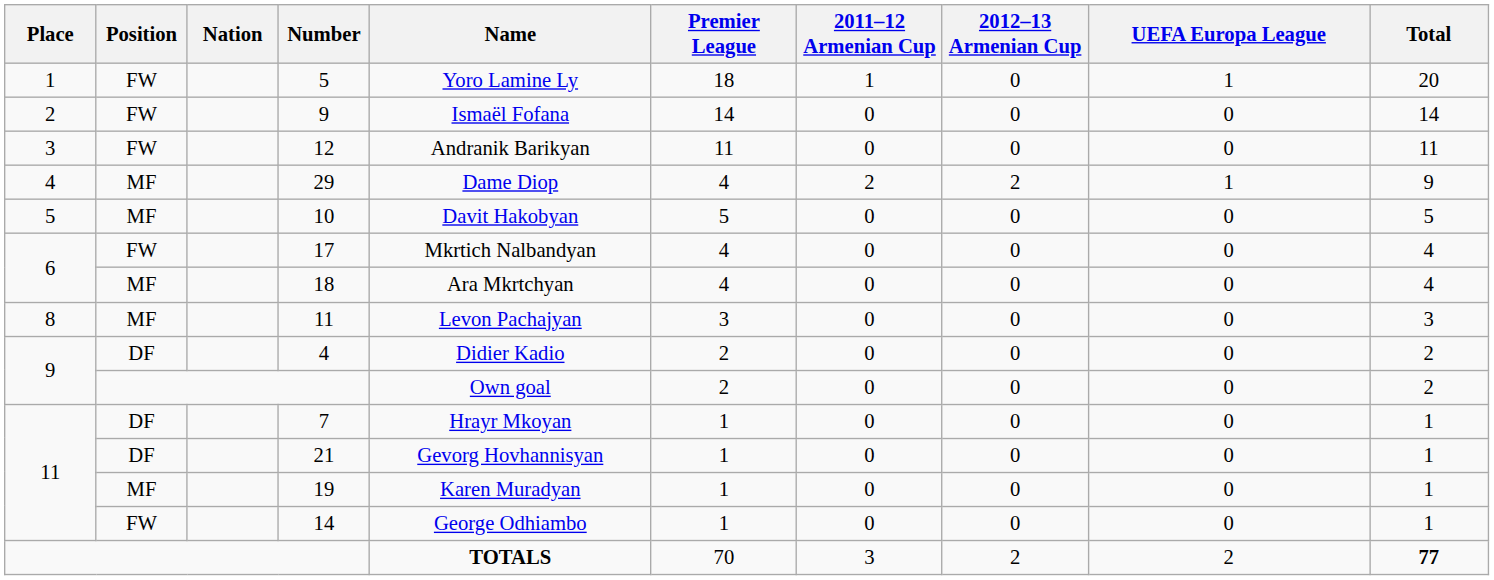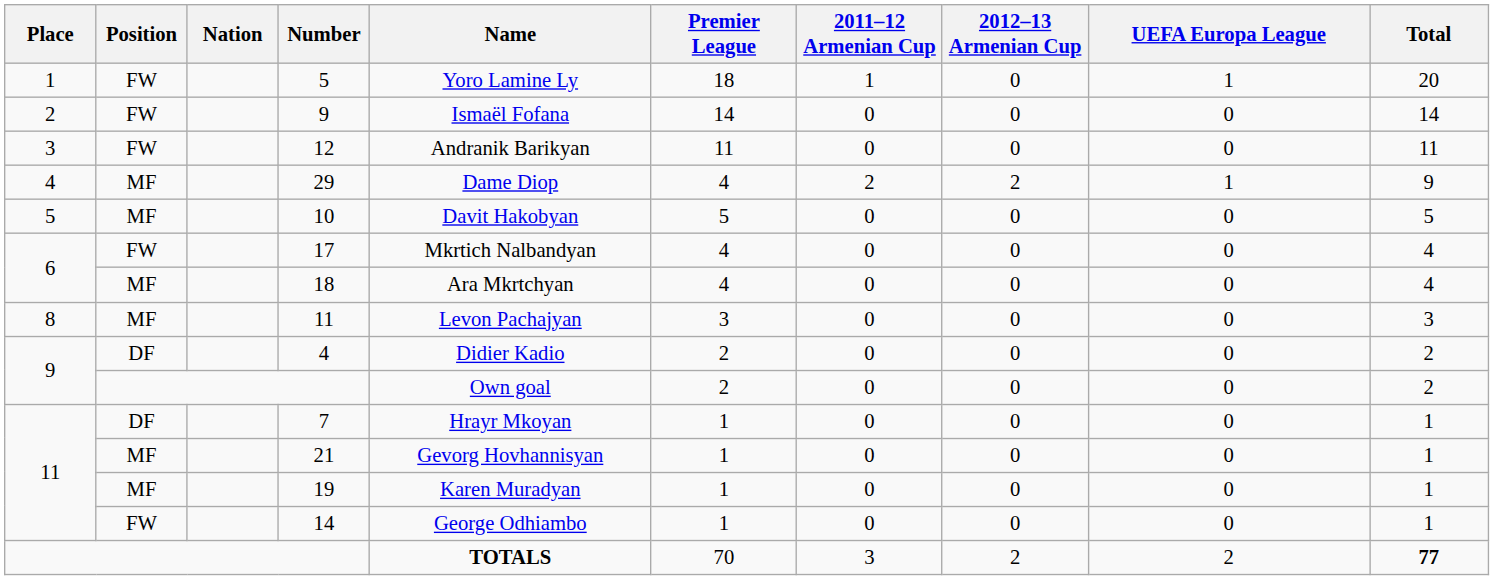(141, 455) DF -> (141, 455) MF
